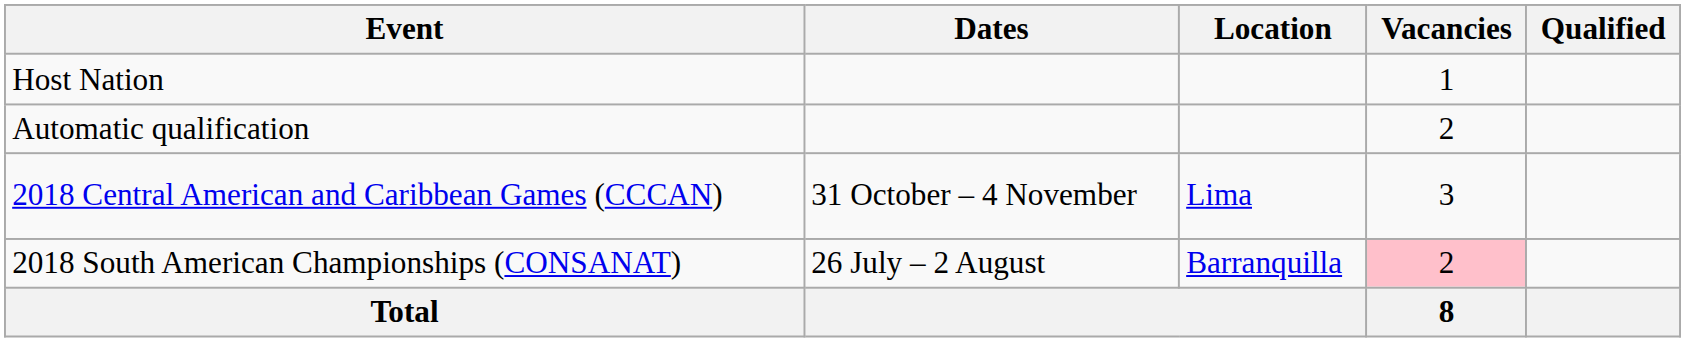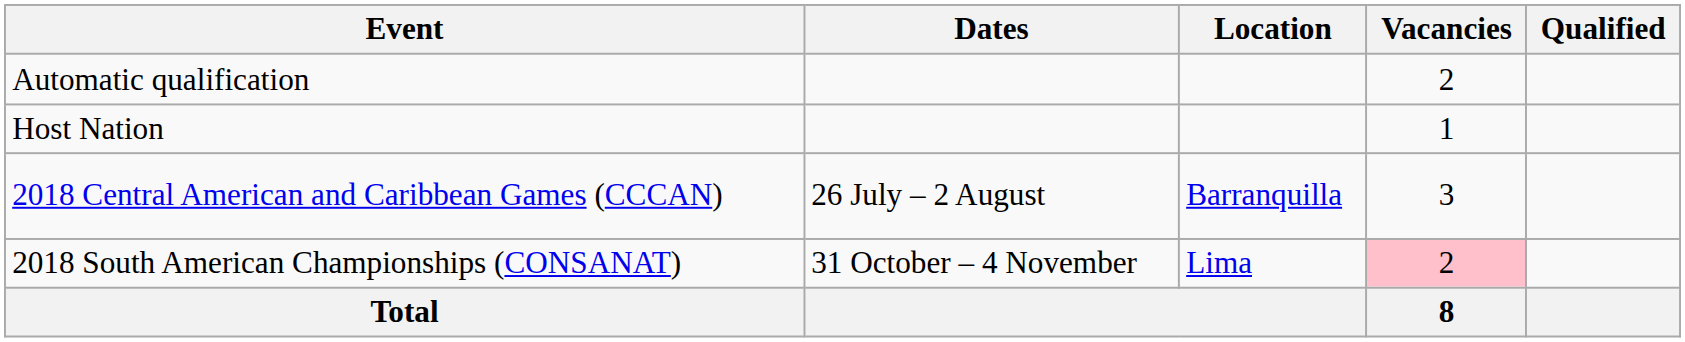rows swapped: (88, 78) <-> (161, 128)
(974, 195) 31 October – 4 November -> (928, 195) 26 July – 2 August
(1219, 195) Lima -> (1264, 195) Barranquilla
(928, 262) 26 July – 2 August -> (974, 262) 31 October – 4 November
(1264, 262) Barranquilla -> (1219, 262) Lima
